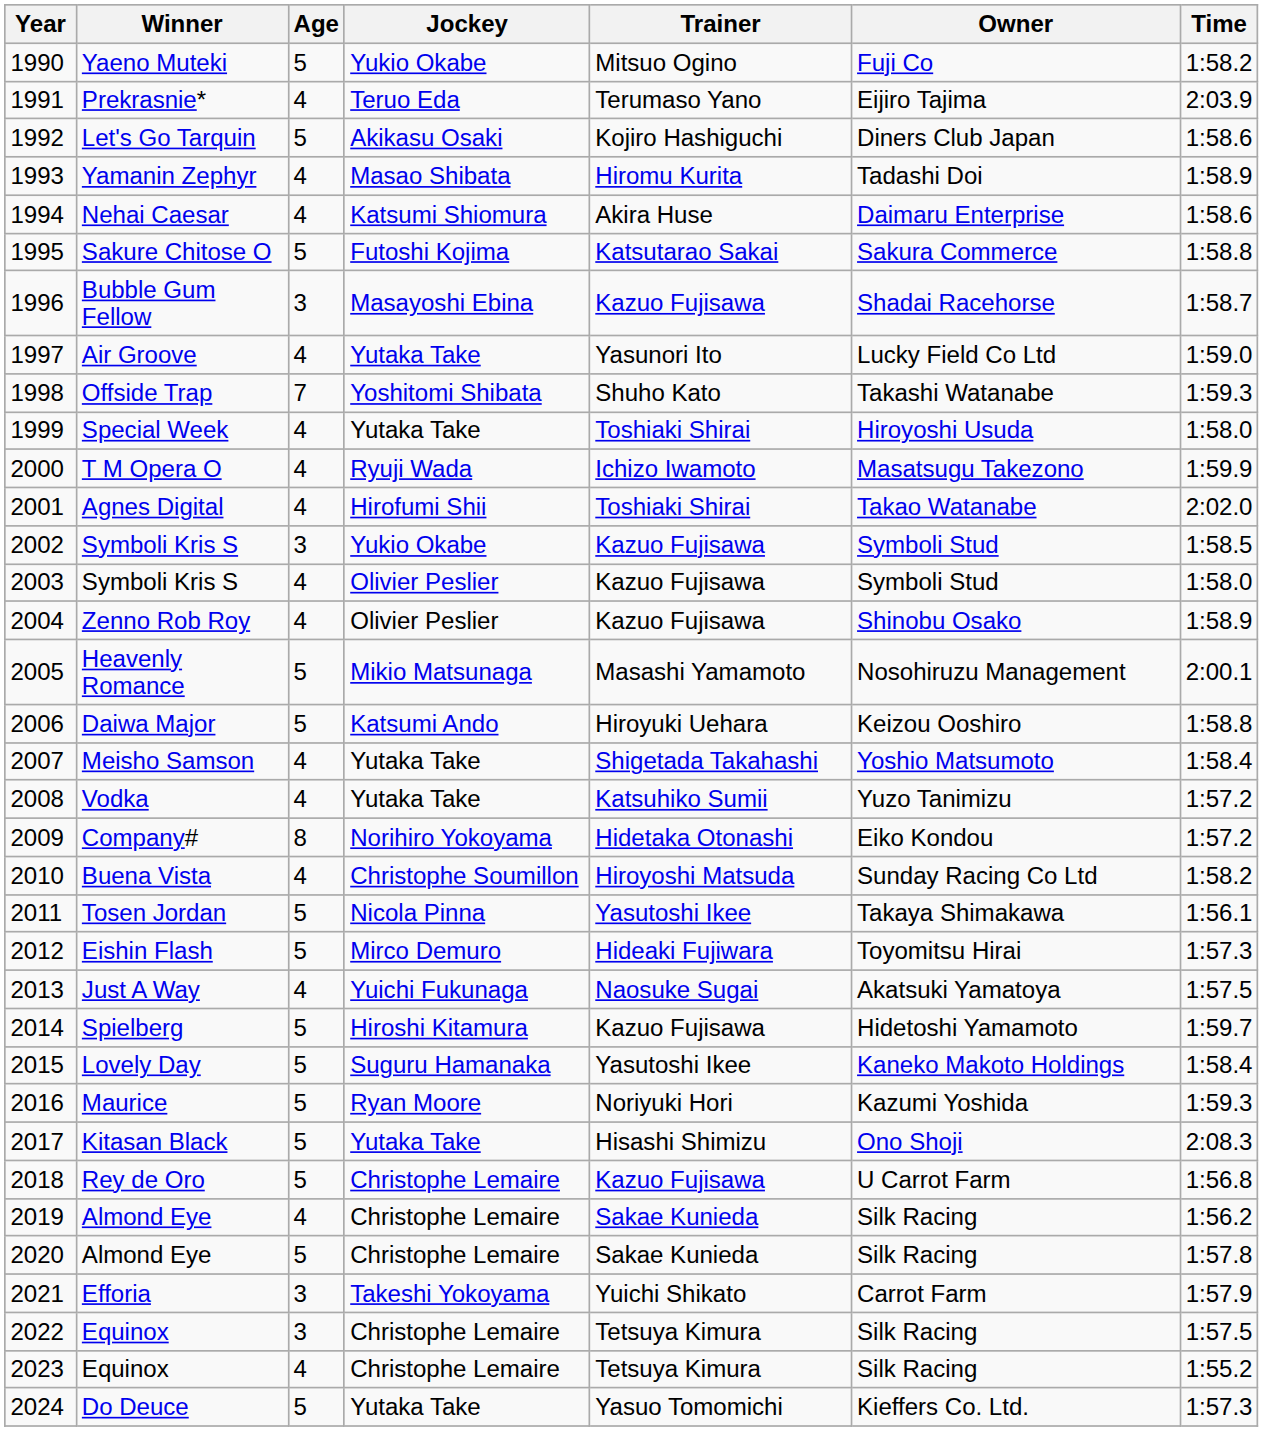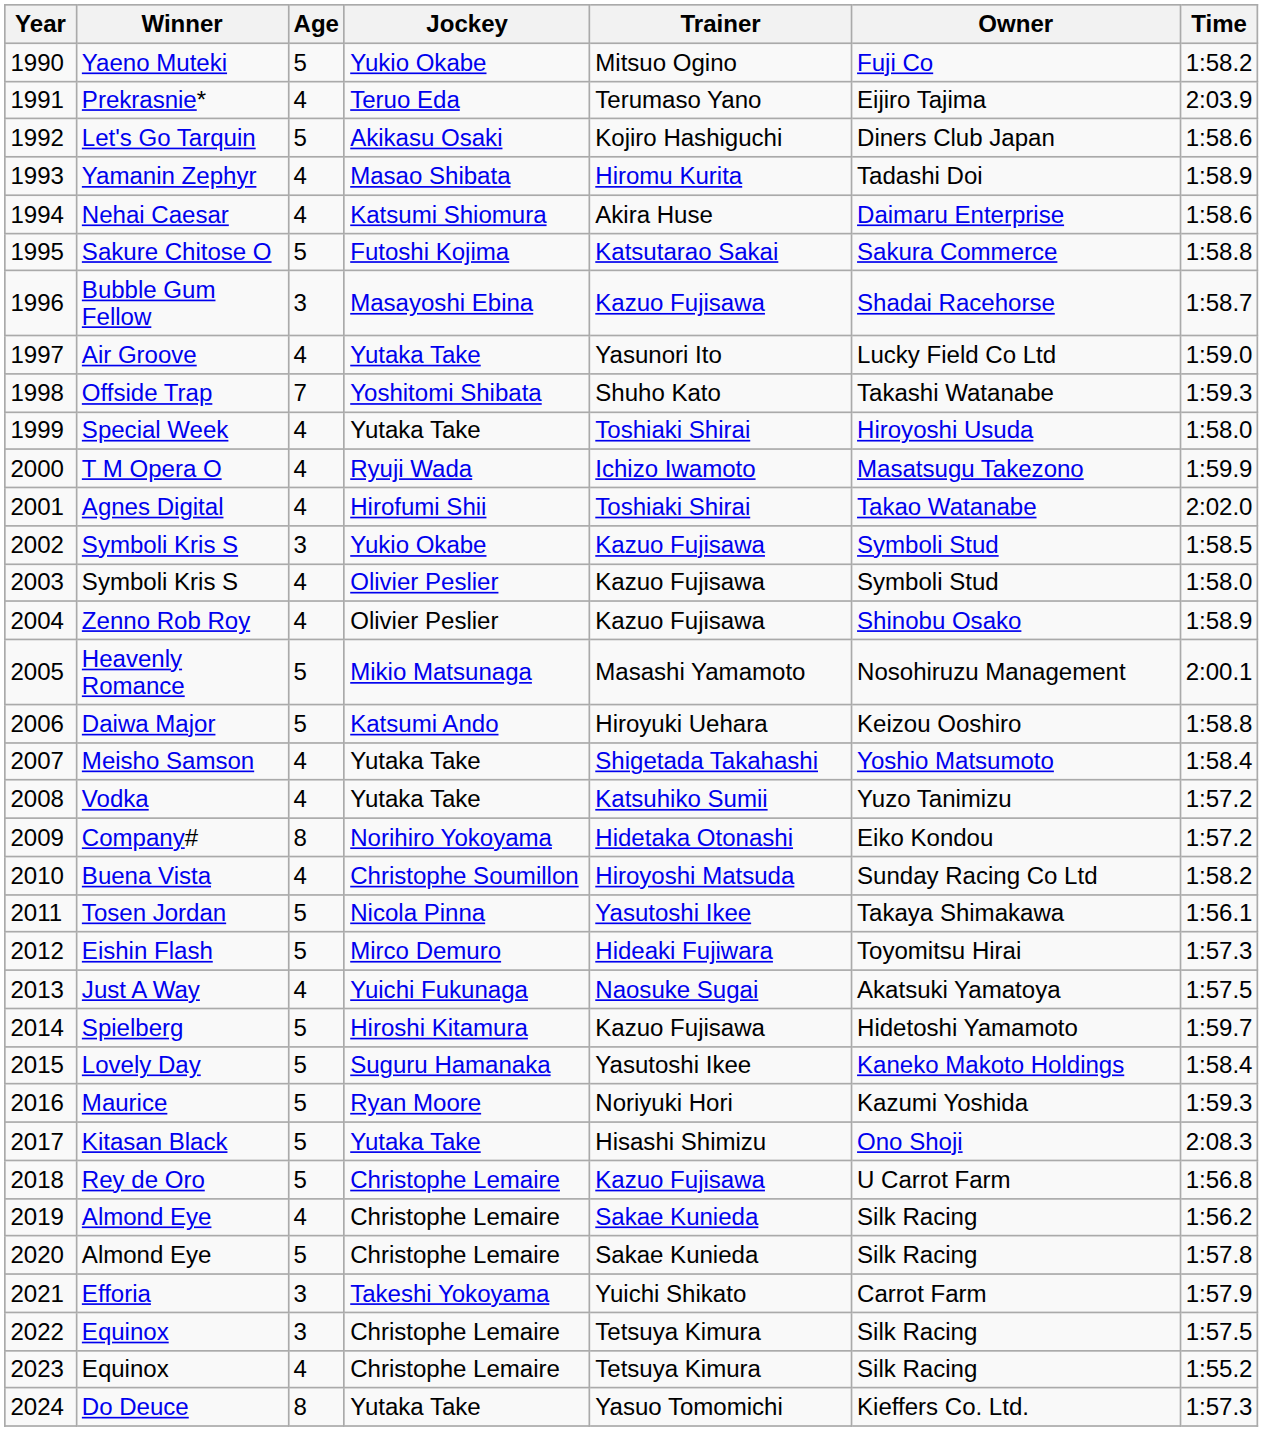(300, 1407) 5 -> (300, 1407) 8
